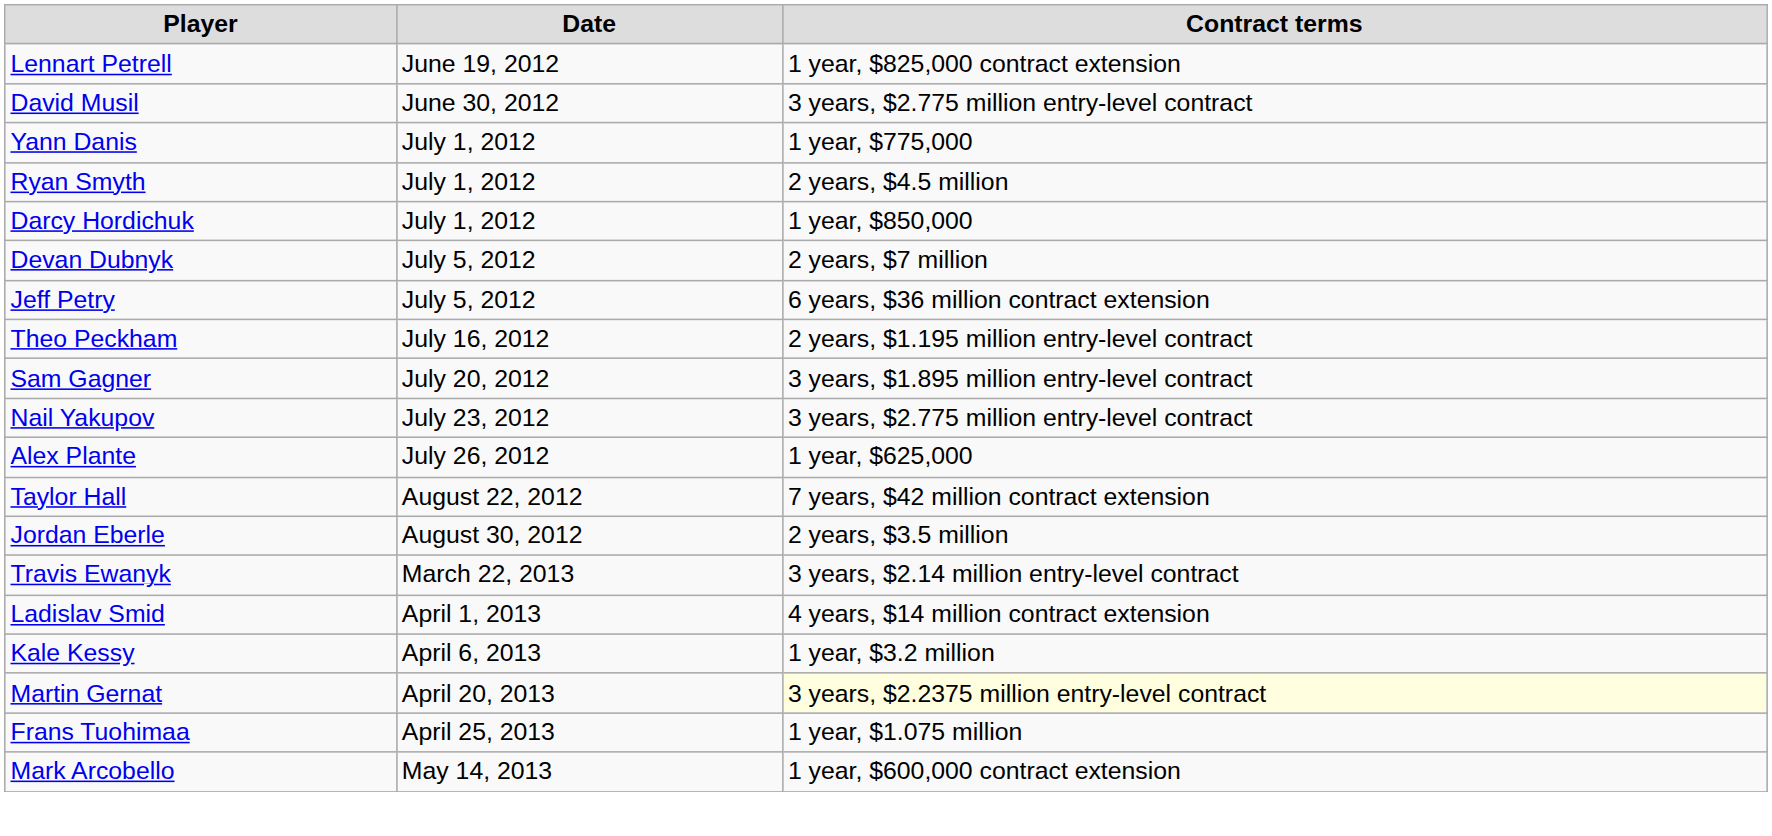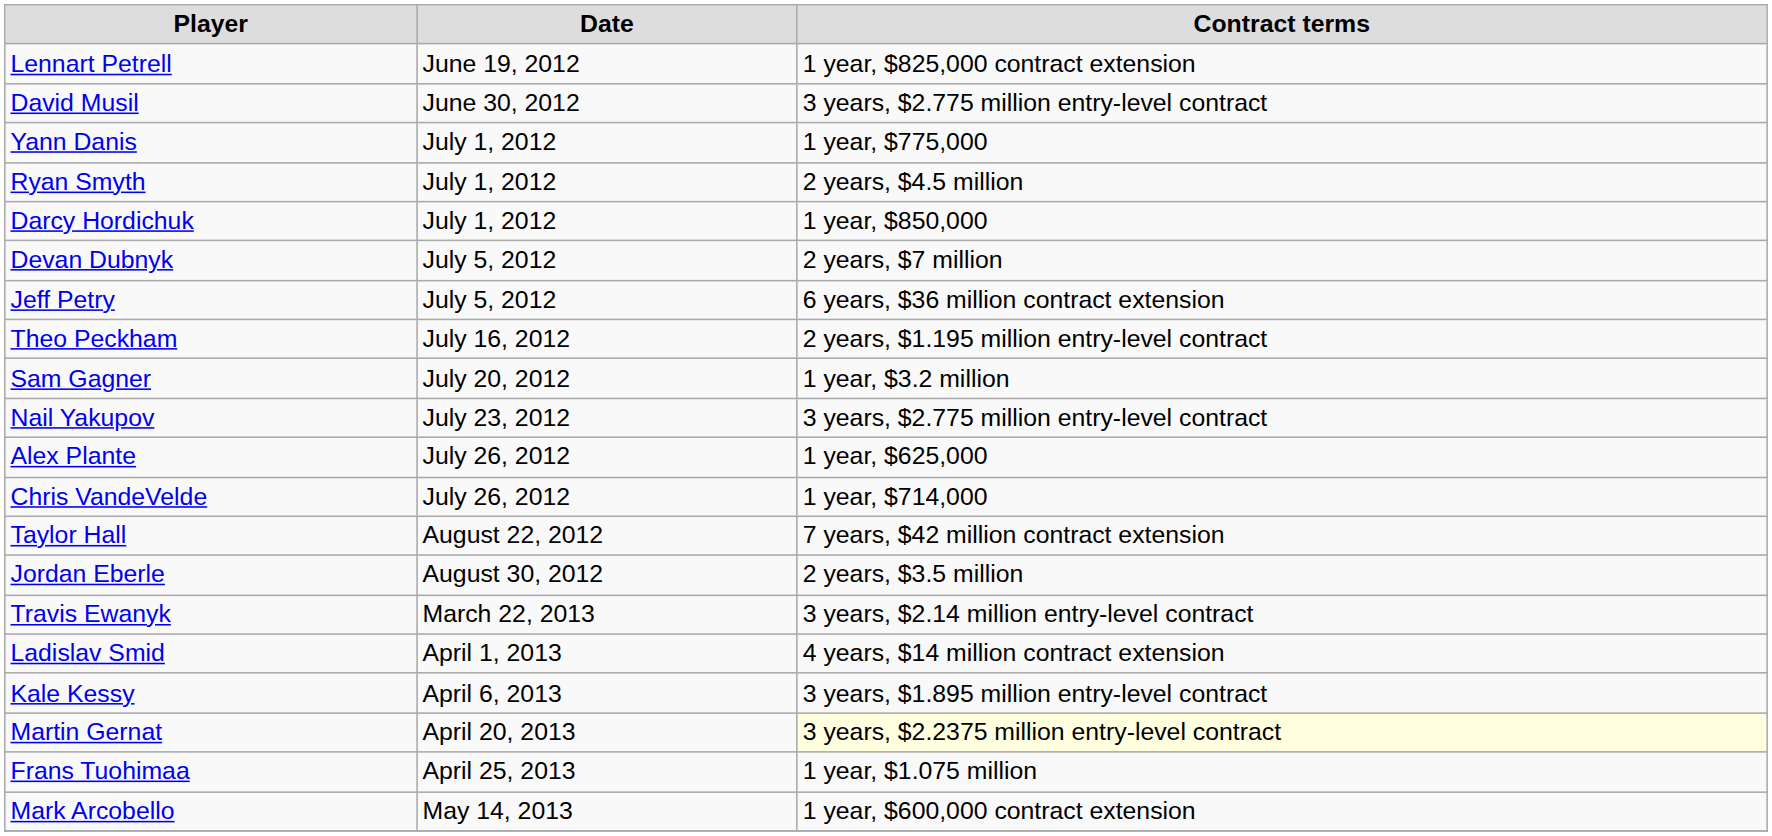(1020, 378) 3 years, $1.895 million entry-level contract -> (906, 378) 1 year, $3.2 million
+ row: (109, 496)
(891, 653) 1 year, $3.2 million -> (1035, 692) 3 years, $1.895 million entry-level contract
